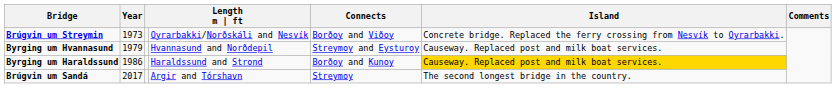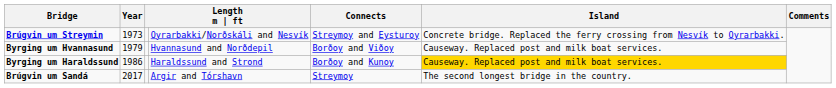(353, 35) Borðoy and Viðoy -> (366, 35) Streymoy and Eysturoy
(366, 49) Streymoy and Eysturoy -> (353, 49) Borðoy and Viðoy
